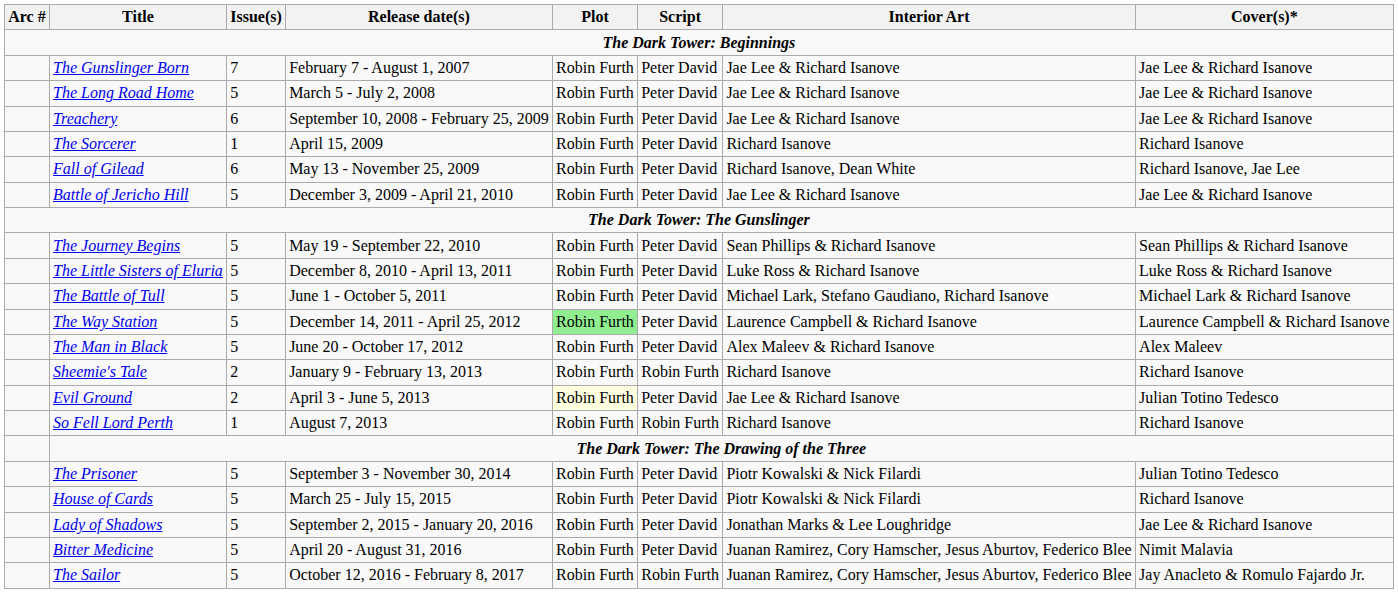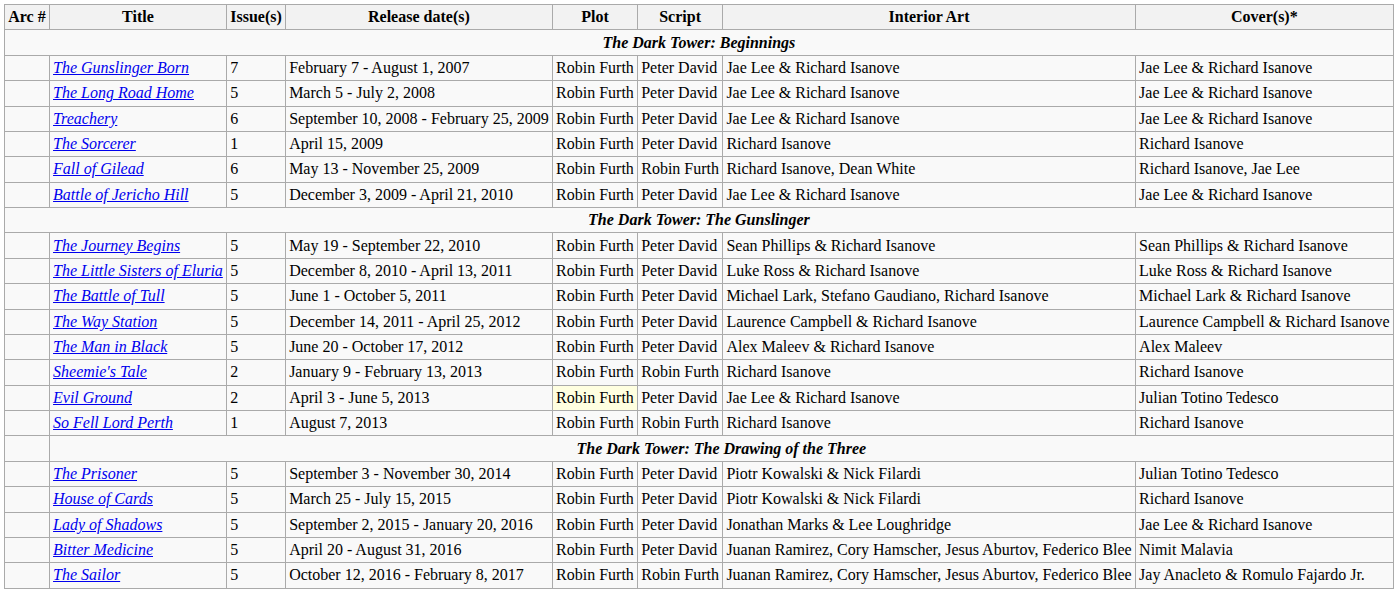(679, 169) Peter David -> (680, 169) Robin Furth
(595, 321) lightgreen background -> (595, 321) no background
